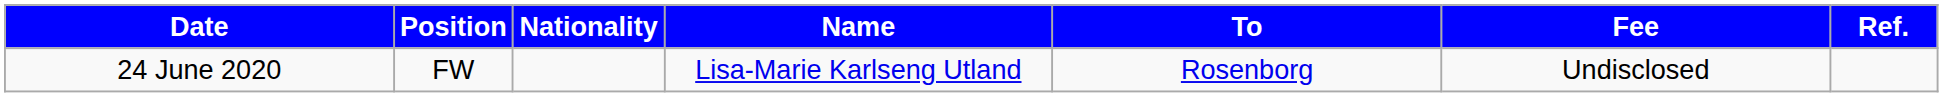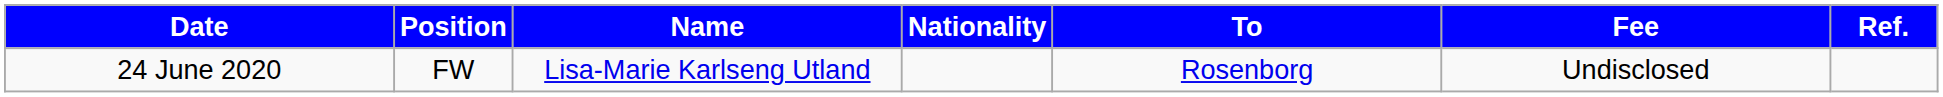columns swapped: (589, 27) <-> (858, 27)
